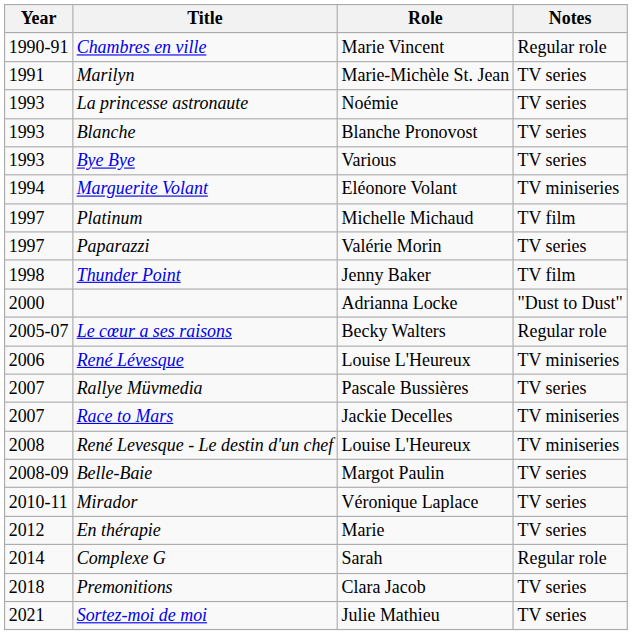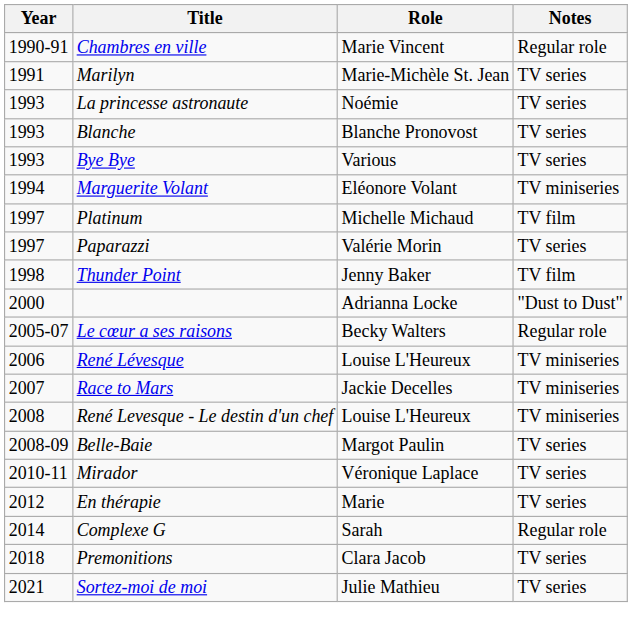- row: (140, 388)
